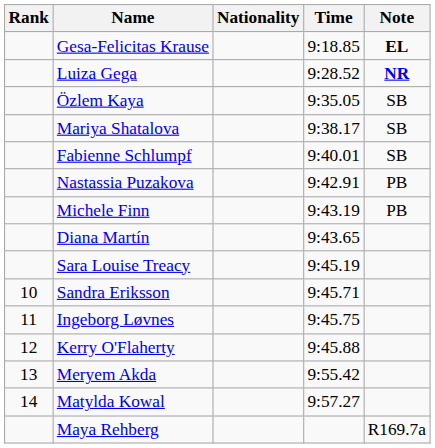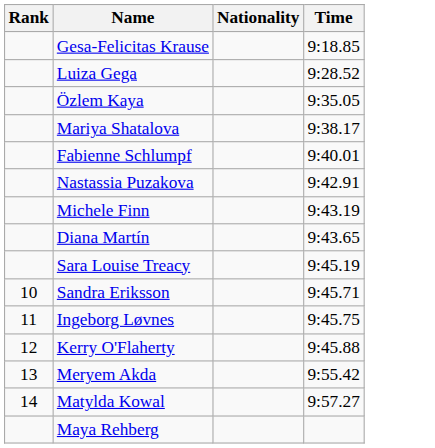- column: (397, 18)
